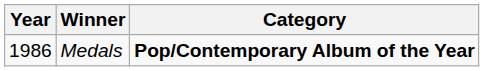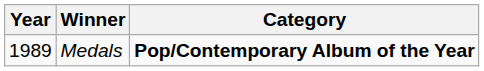(30, 50) 1986 -> (30, 50) 1989
